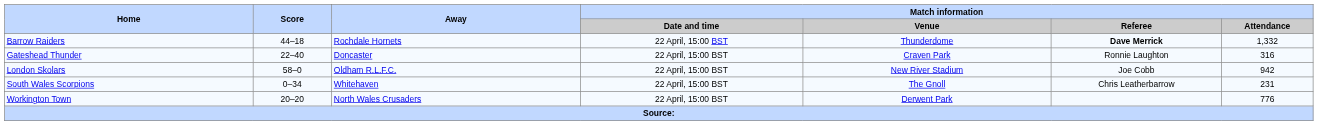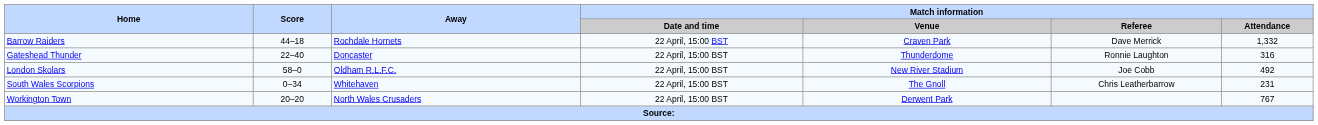(927, 41) Thunderdome -> (927, 41) Craven Park
(1136, 41) bold -> (1136, 41) normal
(927, 55) Craven Park -> (927, 55) Thunderdome
(1267, 70) 942 -> (1267, 70) 492
(1267, 99) 776 -> (1267, 99) 767
